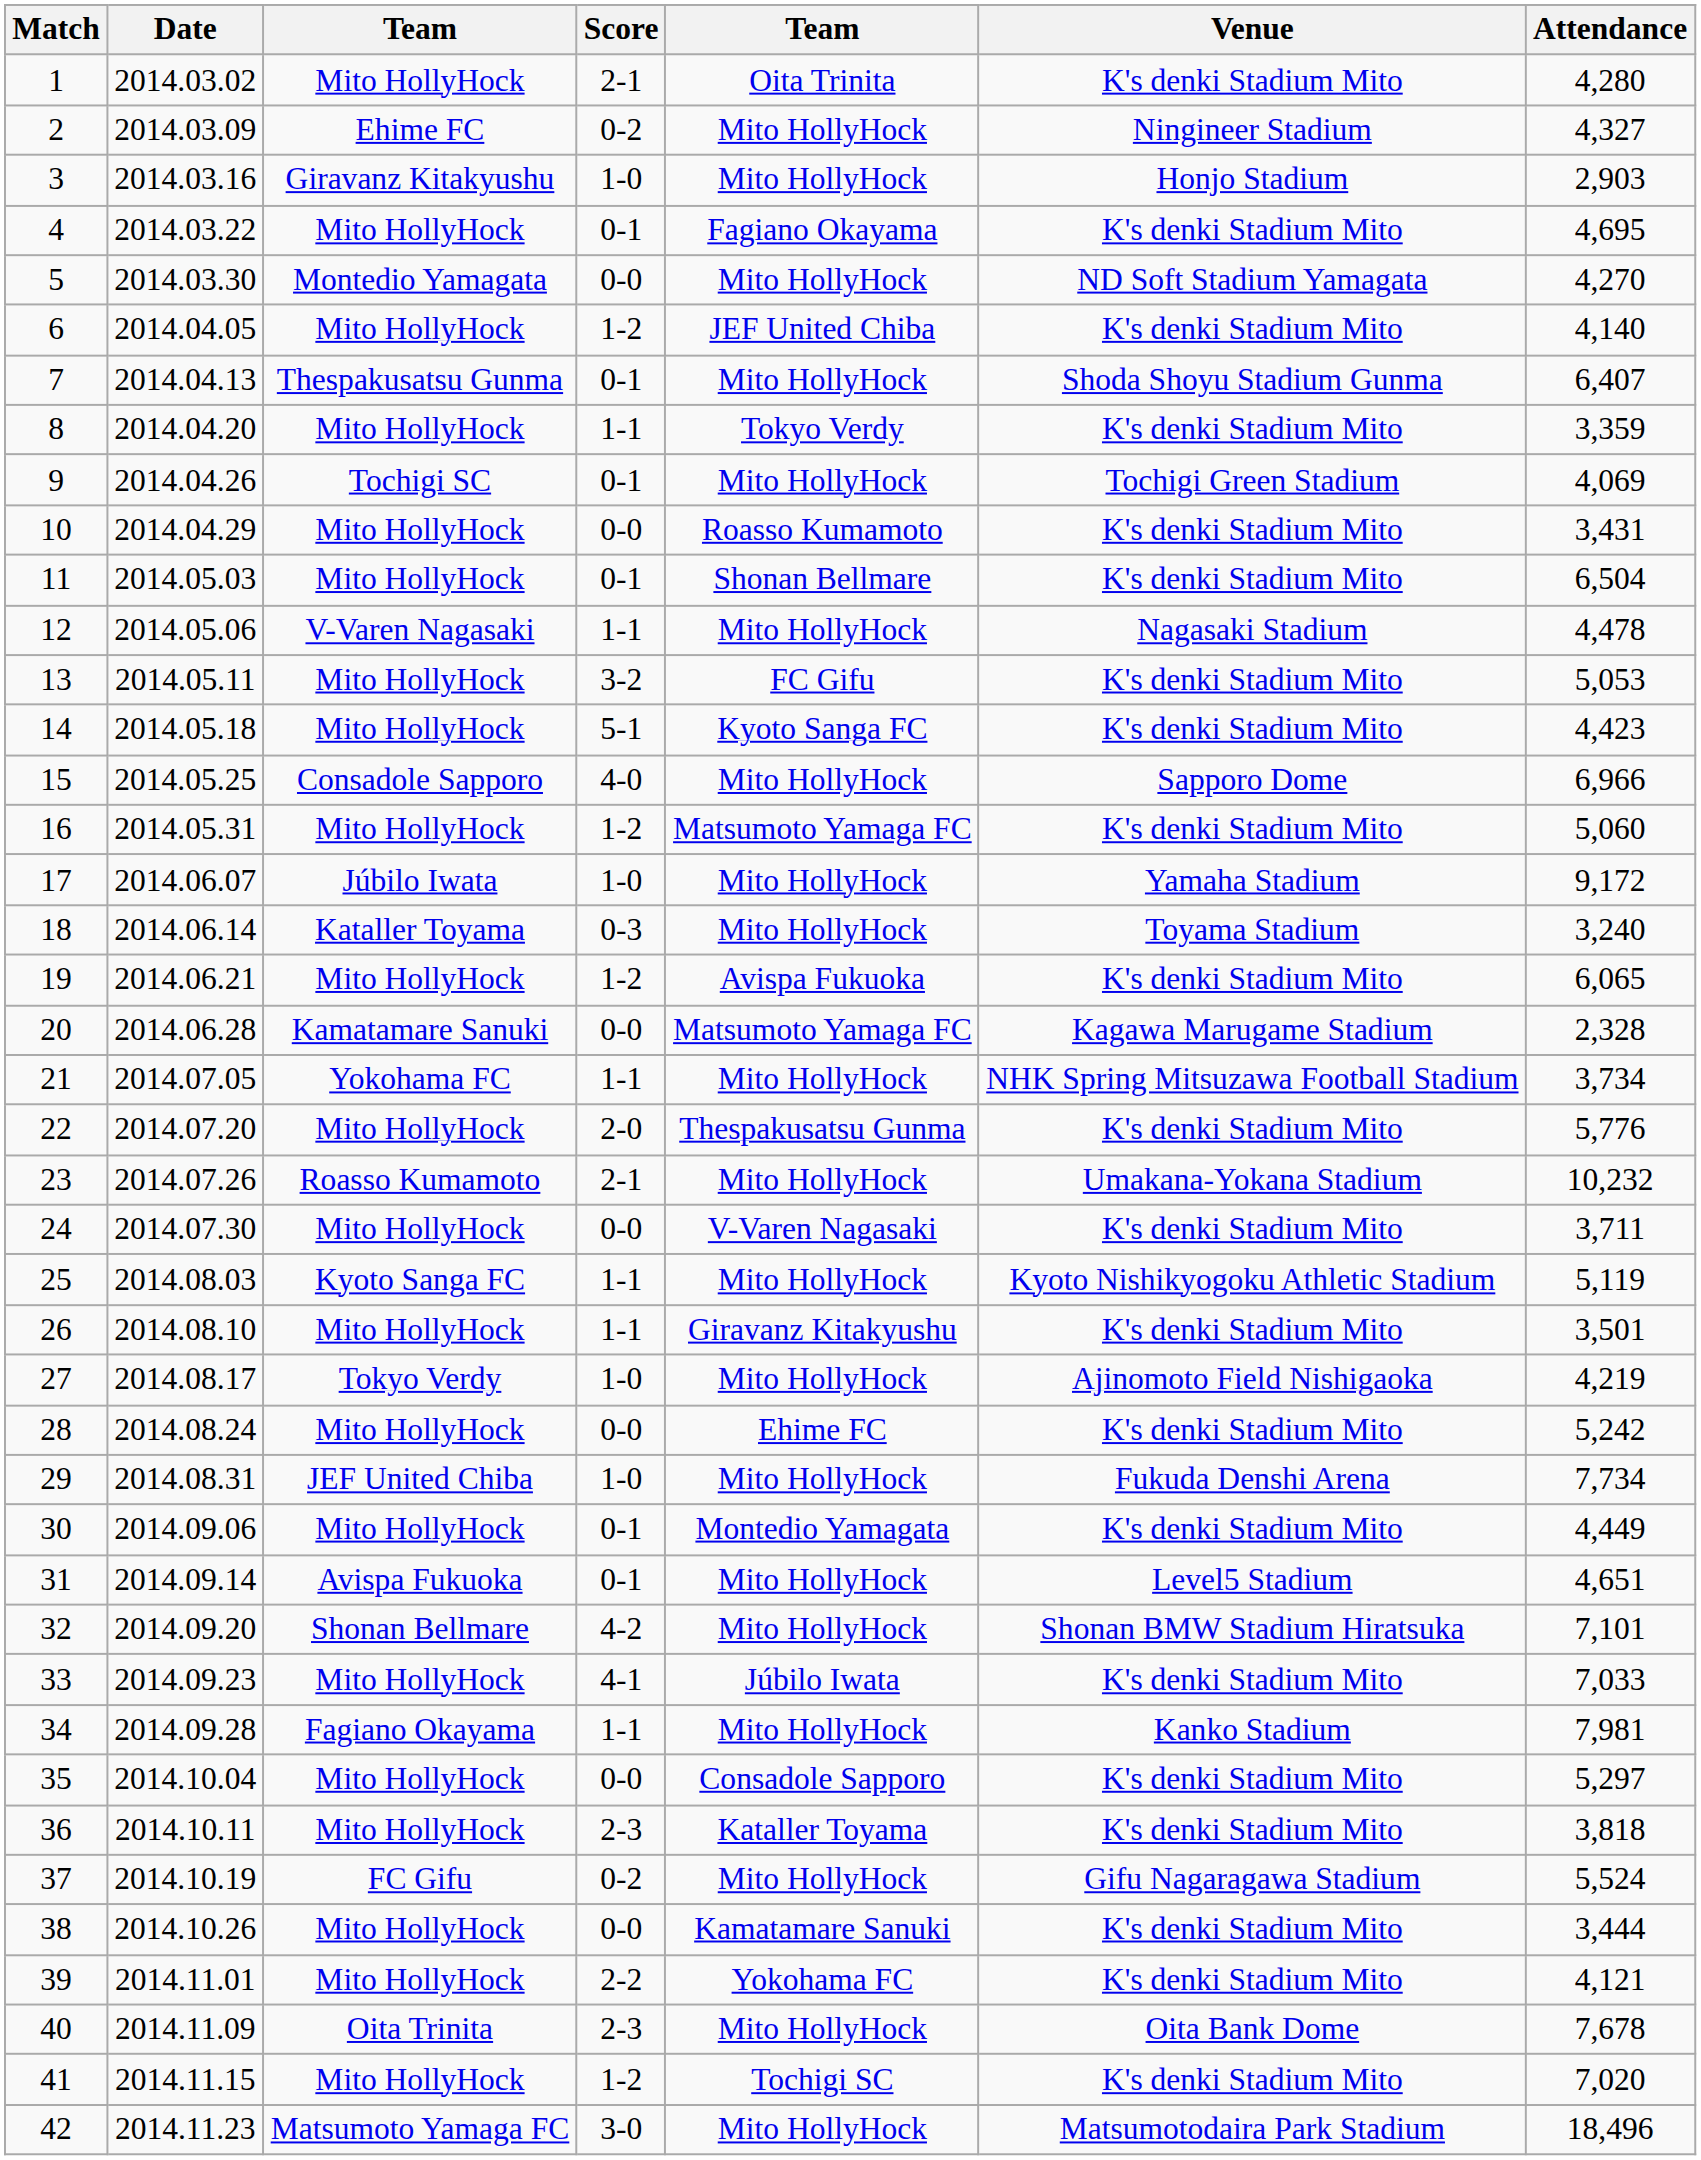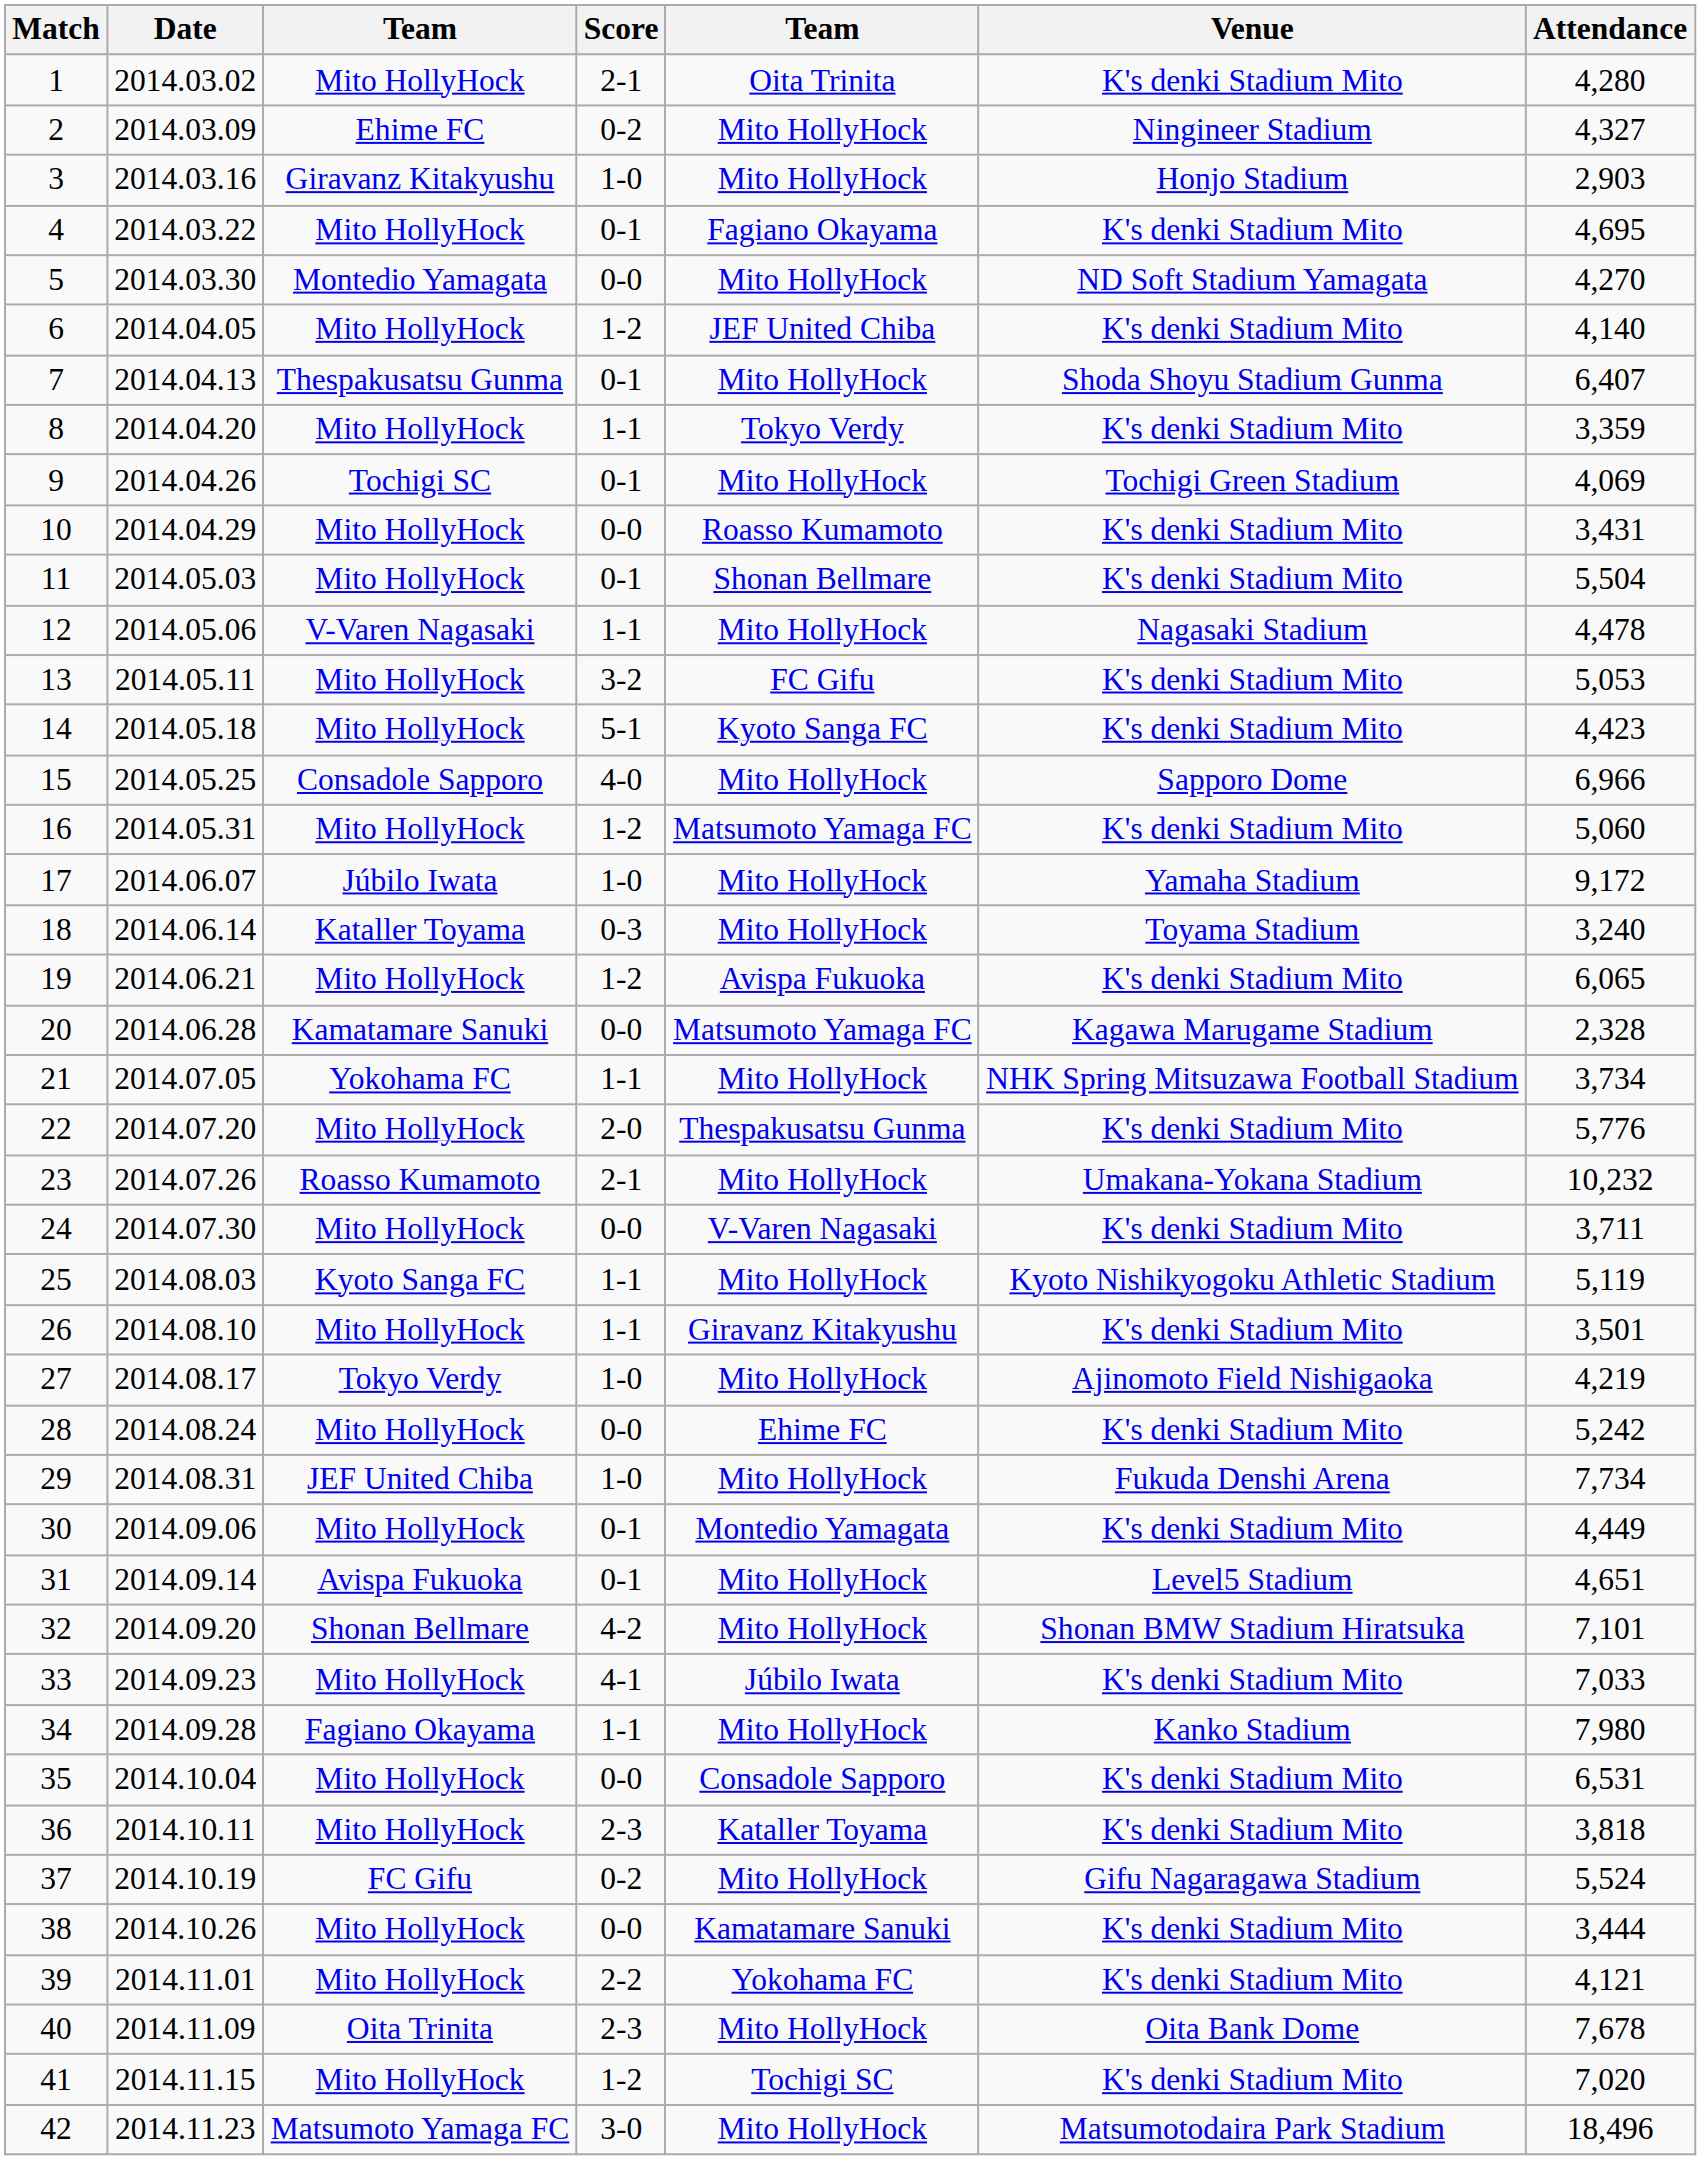(1610, 579) 6,504 -> (1610, 579) 5,504
(1610, 1729) 7,981 -> (1610, 1729) 7,980
(1610, 1779) 5,297 -> (1610, 1779) 6,531
